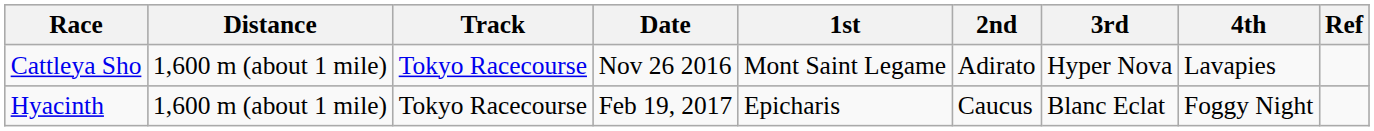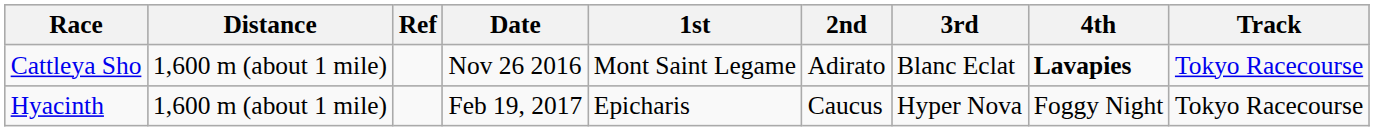columns swapped: (493, 24) <-> (1344, 24)
(1110, 65) Hyper Nova -> (956, 65) Blanc Eclat
(1230, 65) normal -> (1083, 65) bold
(1106, 105) Blanc Eclat -> (960, 105) Hyper Nova
